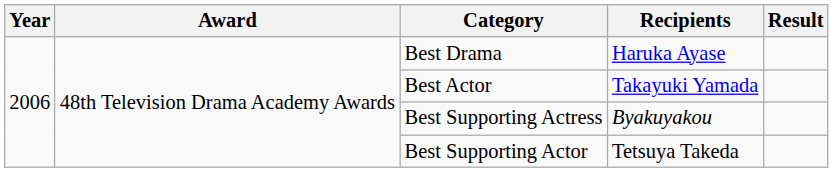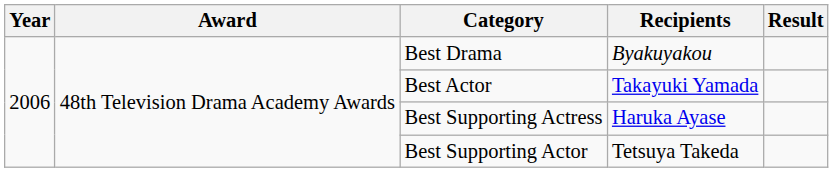(669, 53) Haruka Ayase -> (662, 53) Byakuyakou
(662, 118) Byakuyakou -> (669, 118) Haruka Ayase
